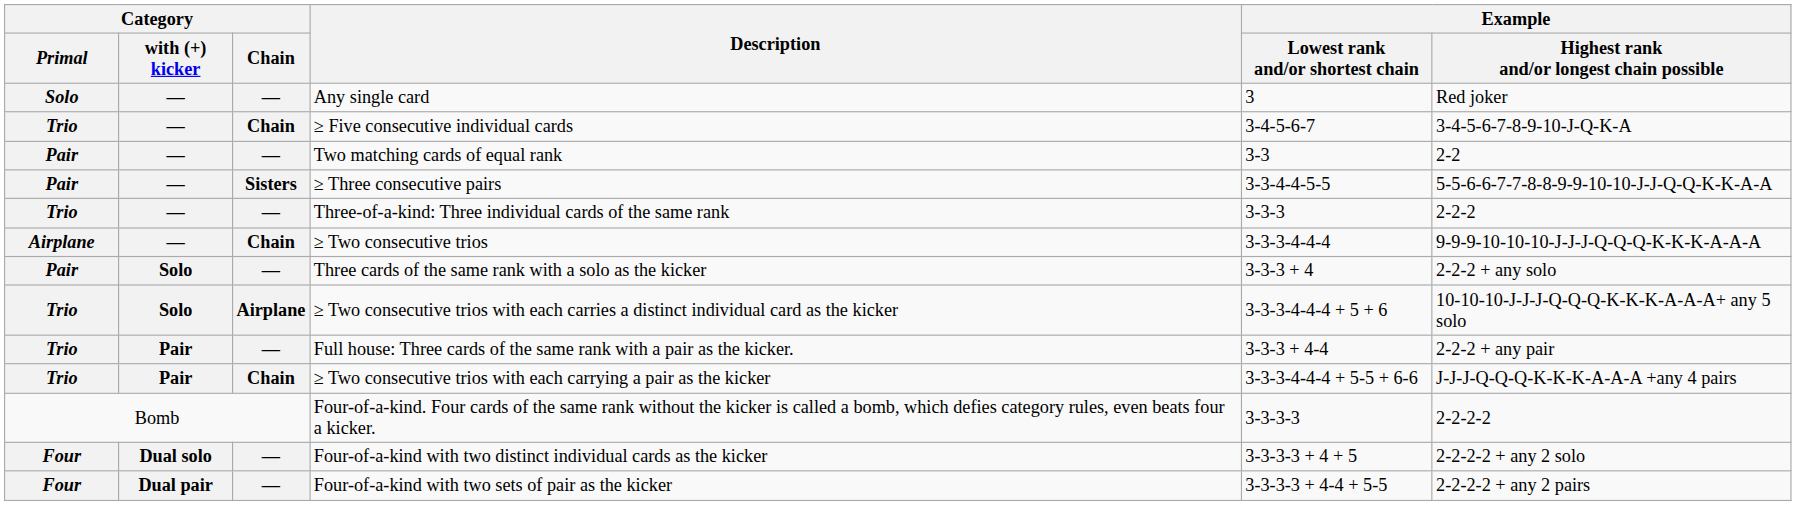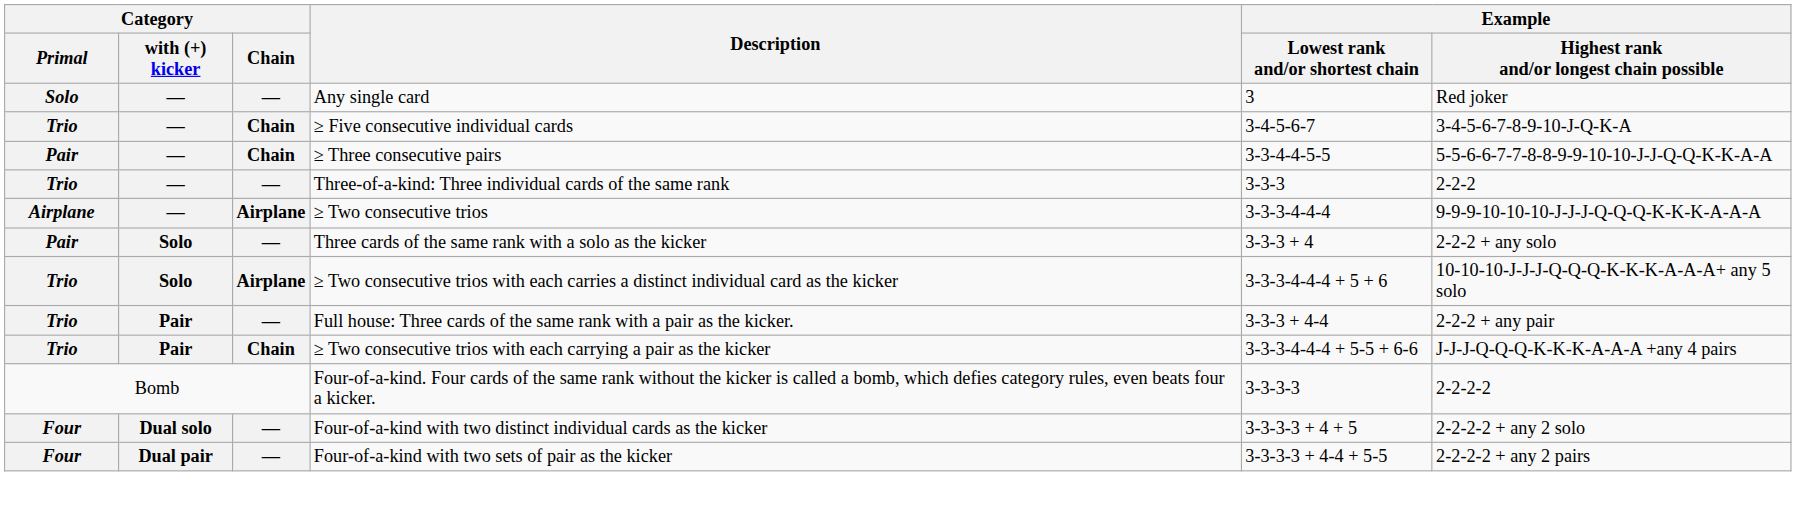- row: (438, 155)
(271, 184) Sisters -> (271, 155) Chain
(271, 241) Chain -> (271, 213) Airplane
